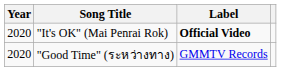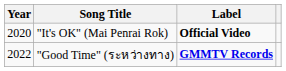(19, 54) 2020 -> (19, 54) 2022
(224, 54) normal -> (226, 54) bold
